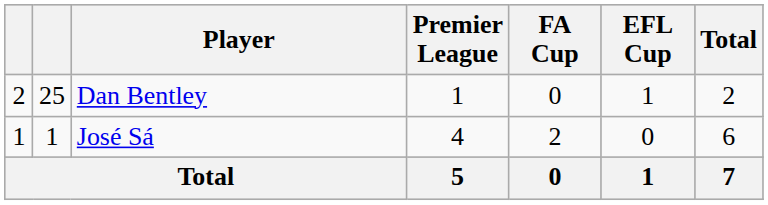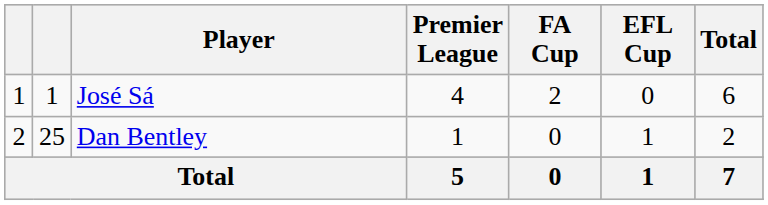rows swapped: (115, 136) <-> (142, 95)
